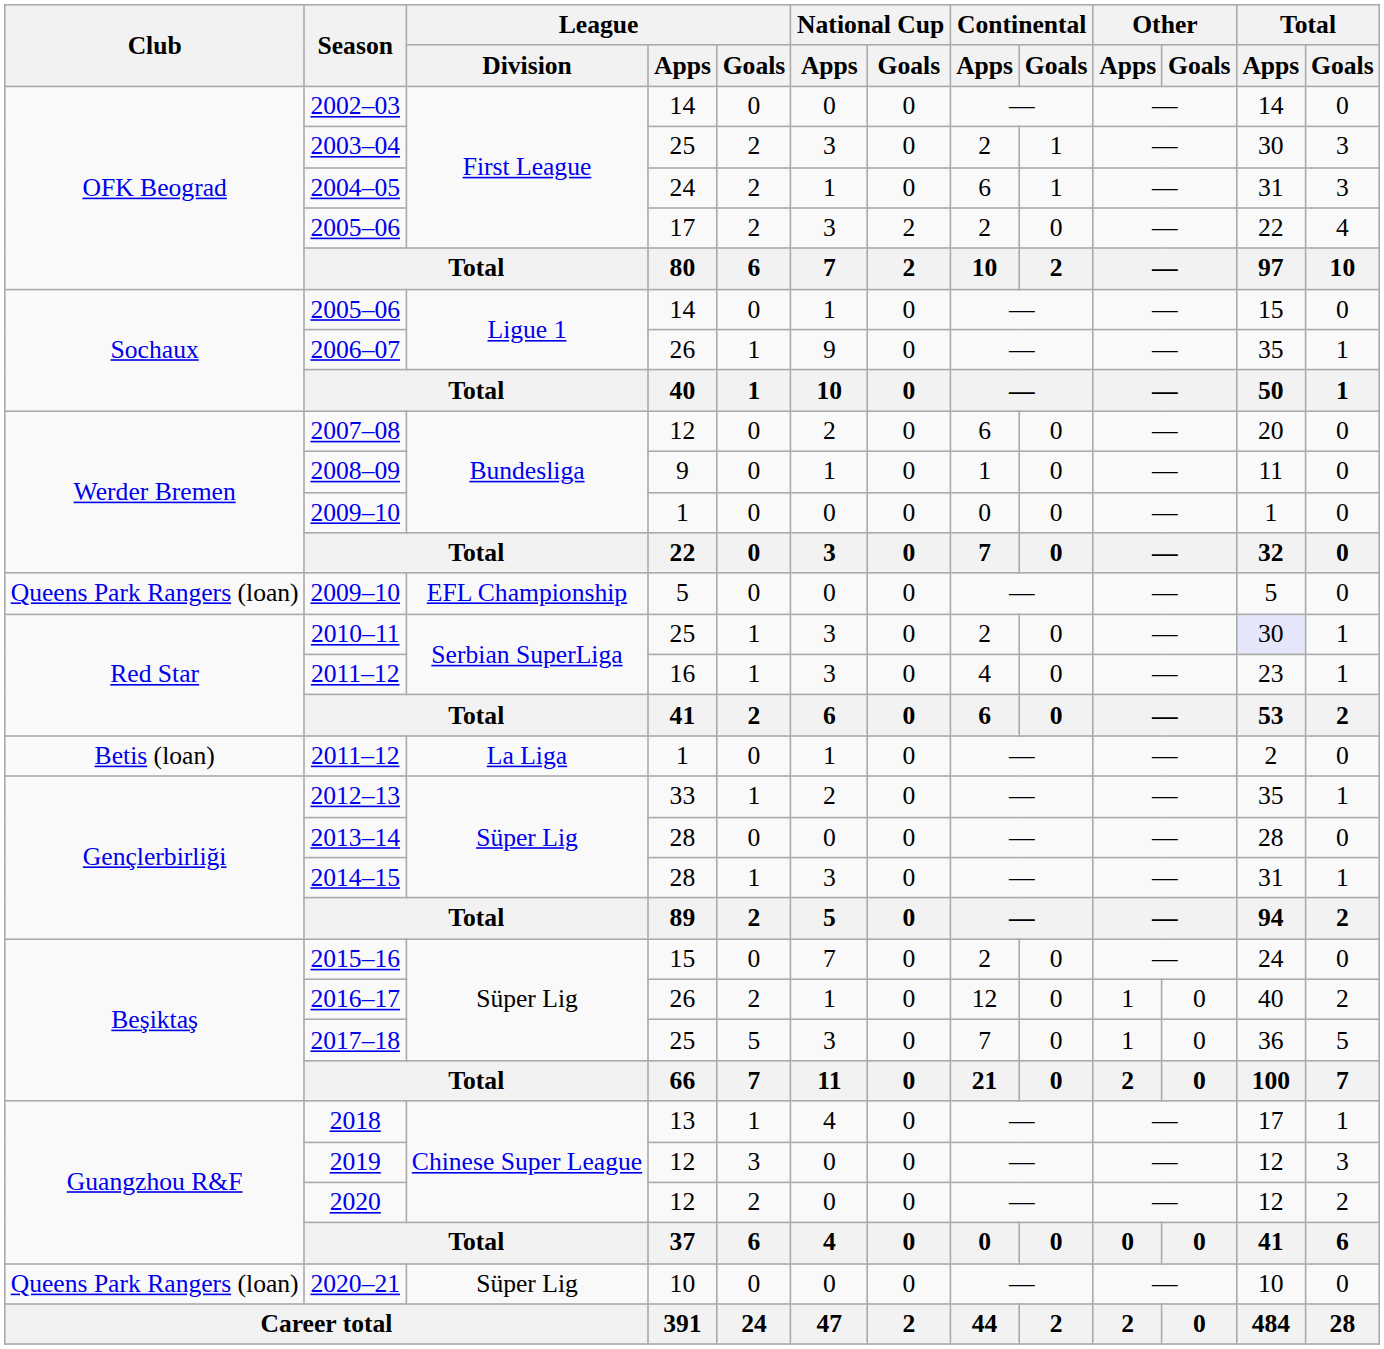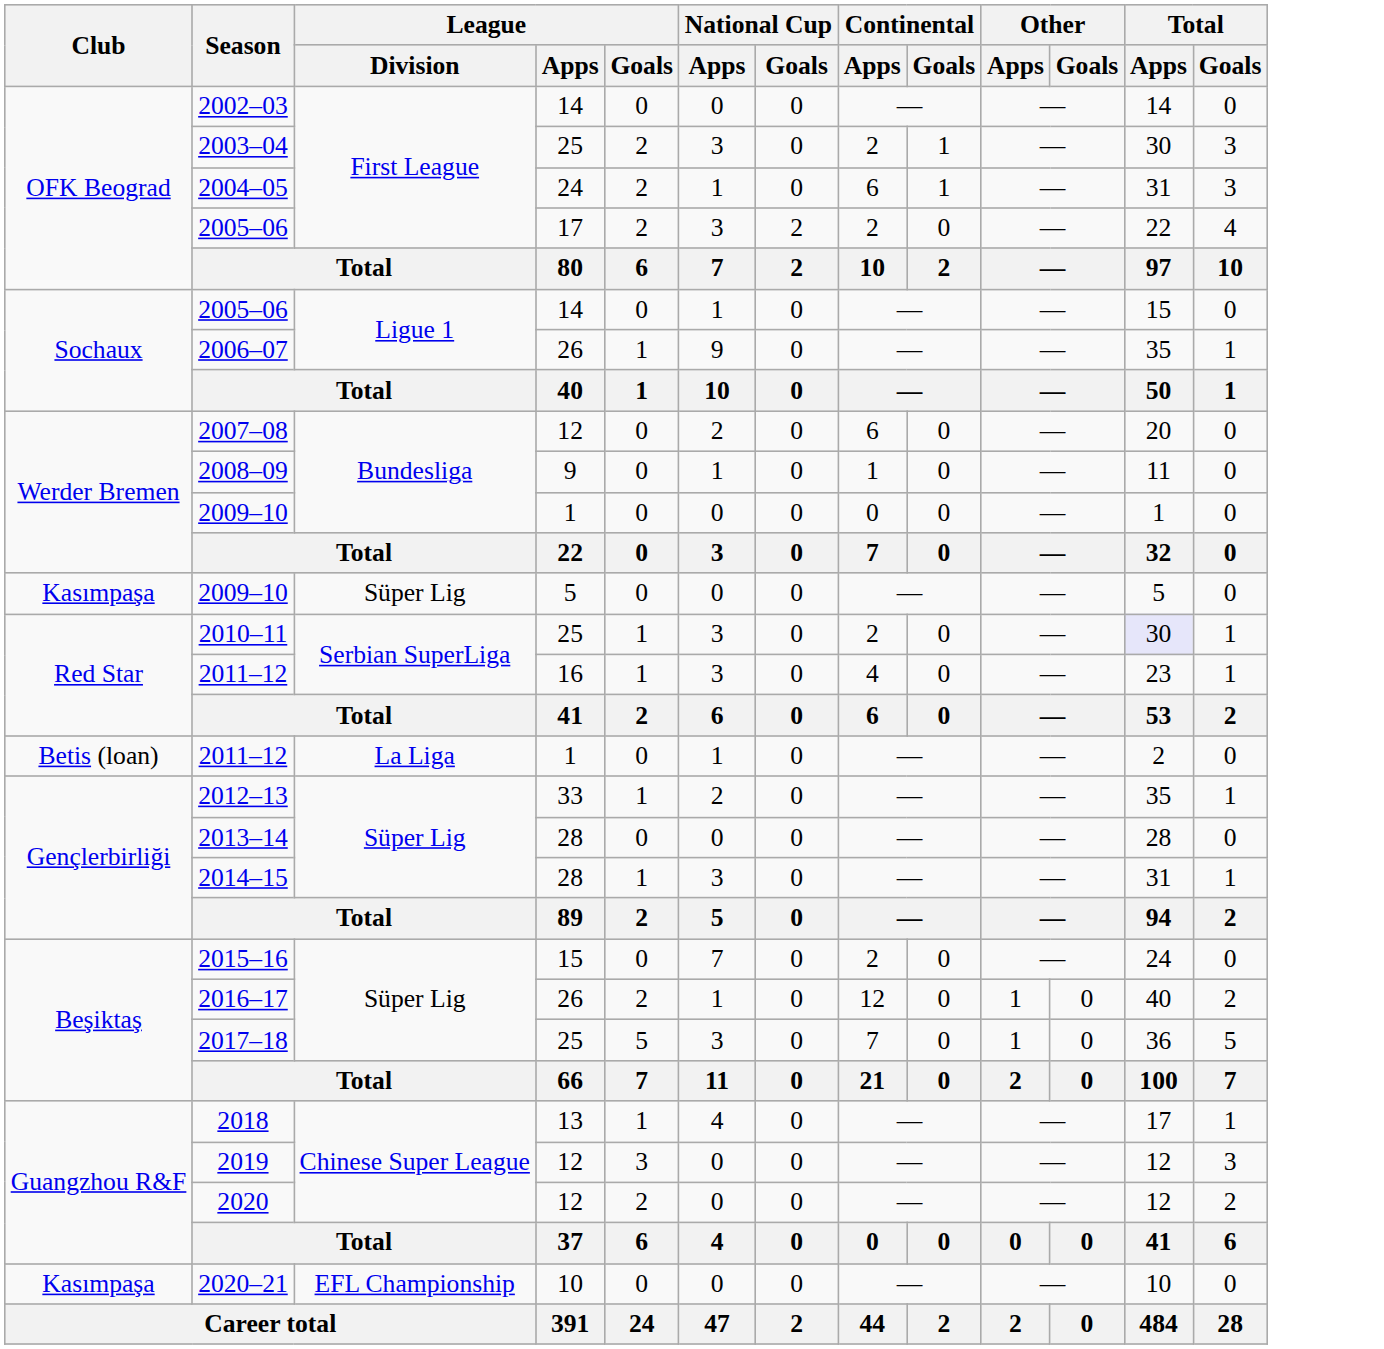(155, 593) Queens Park Rangers (loan) -> (99, 593) Kasımpaşa
(527, 593) EFL Championship -> (415, 593) Süper Lig
(155, 1283) Queens Park Rangers (loan) -> (99, 1283) Kasımpaşa
(527, 1283) Süper Lig -> (415, 1283) EFL Championship
